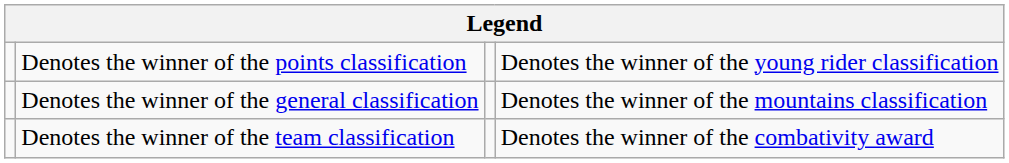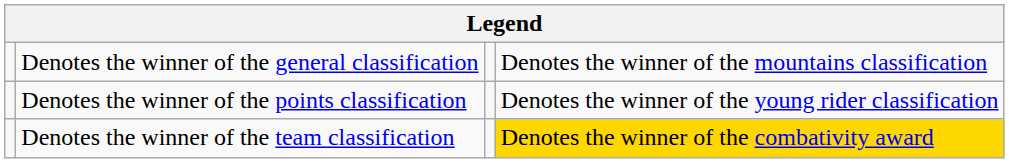rows swapped: (250, 99) <-> (244, 61)
(717, 137) no background -> (717, 137) gold background
